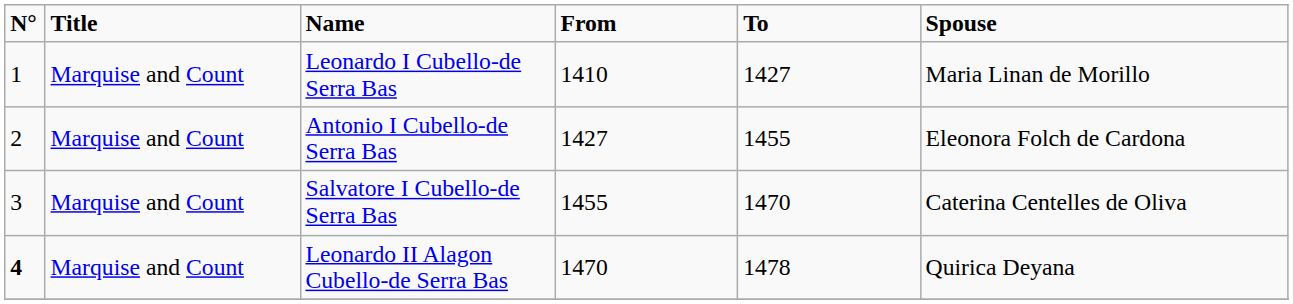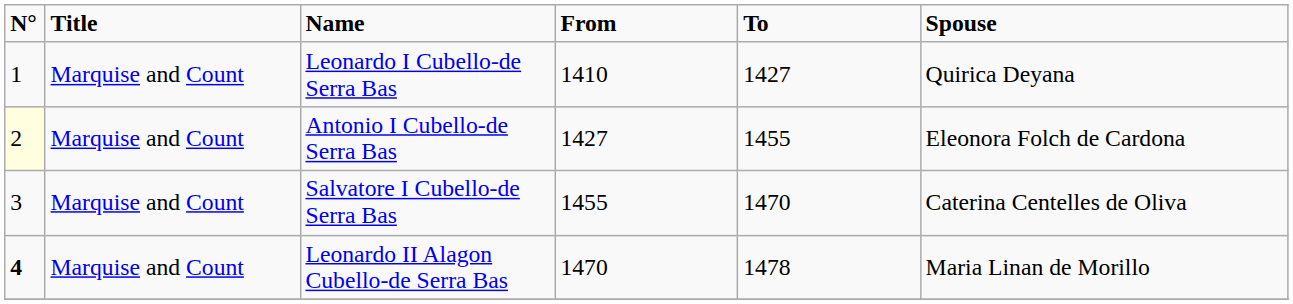(1038, 74) Maria Linan de Morillo -> (1000, 74) Quirica Deyana
(16, 138) no background -> (16, 138) lightyellow background
(1000, 266) Quirica Deyana -> (1038, 266) Maria Linan de Morillo
